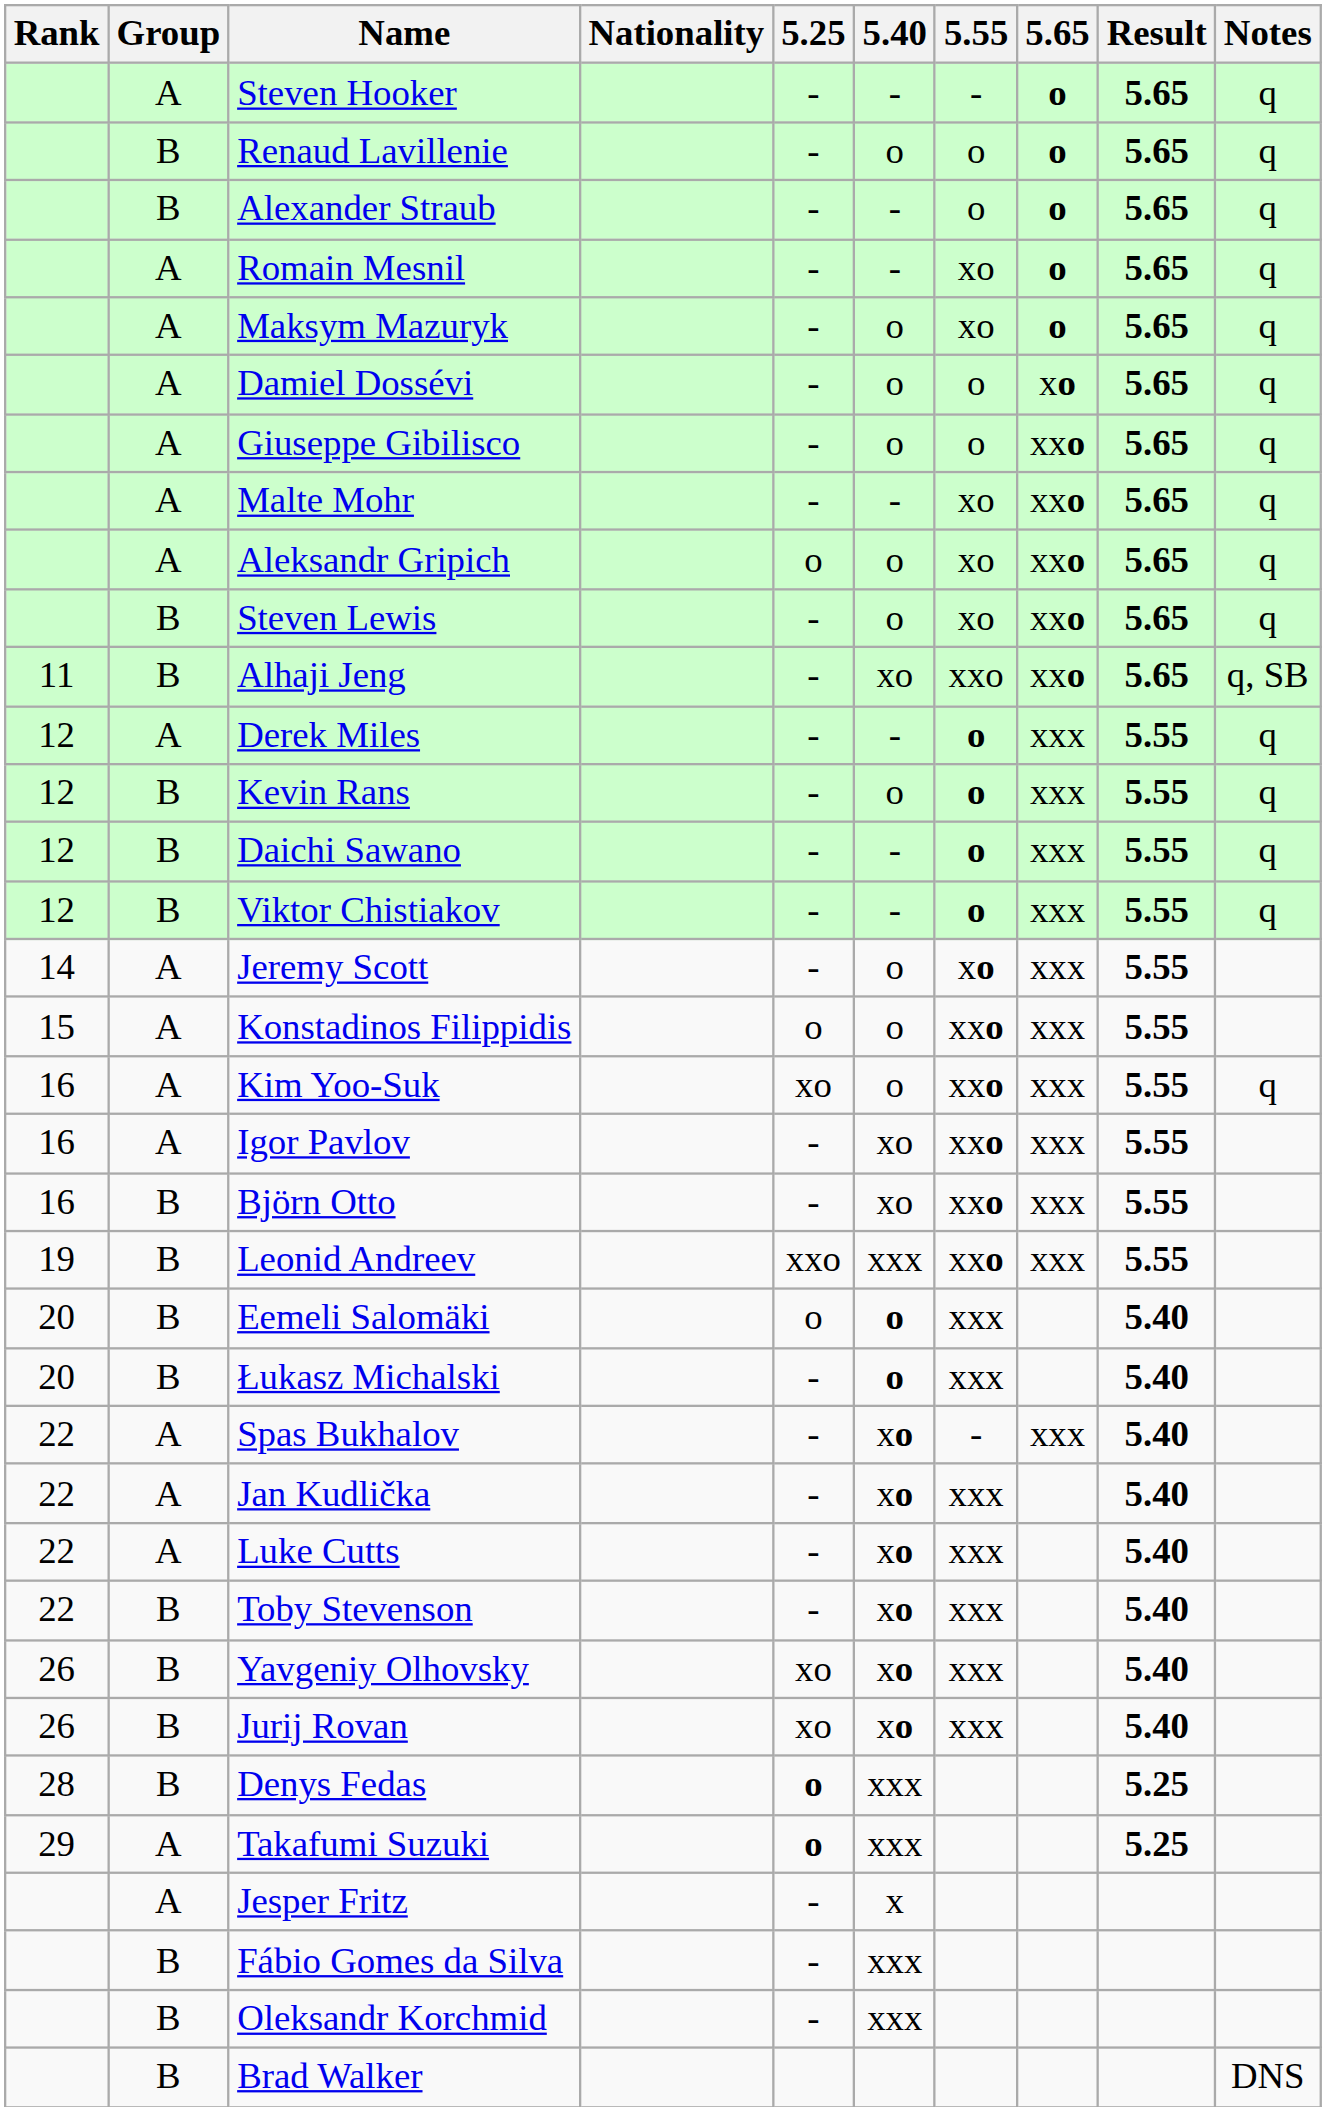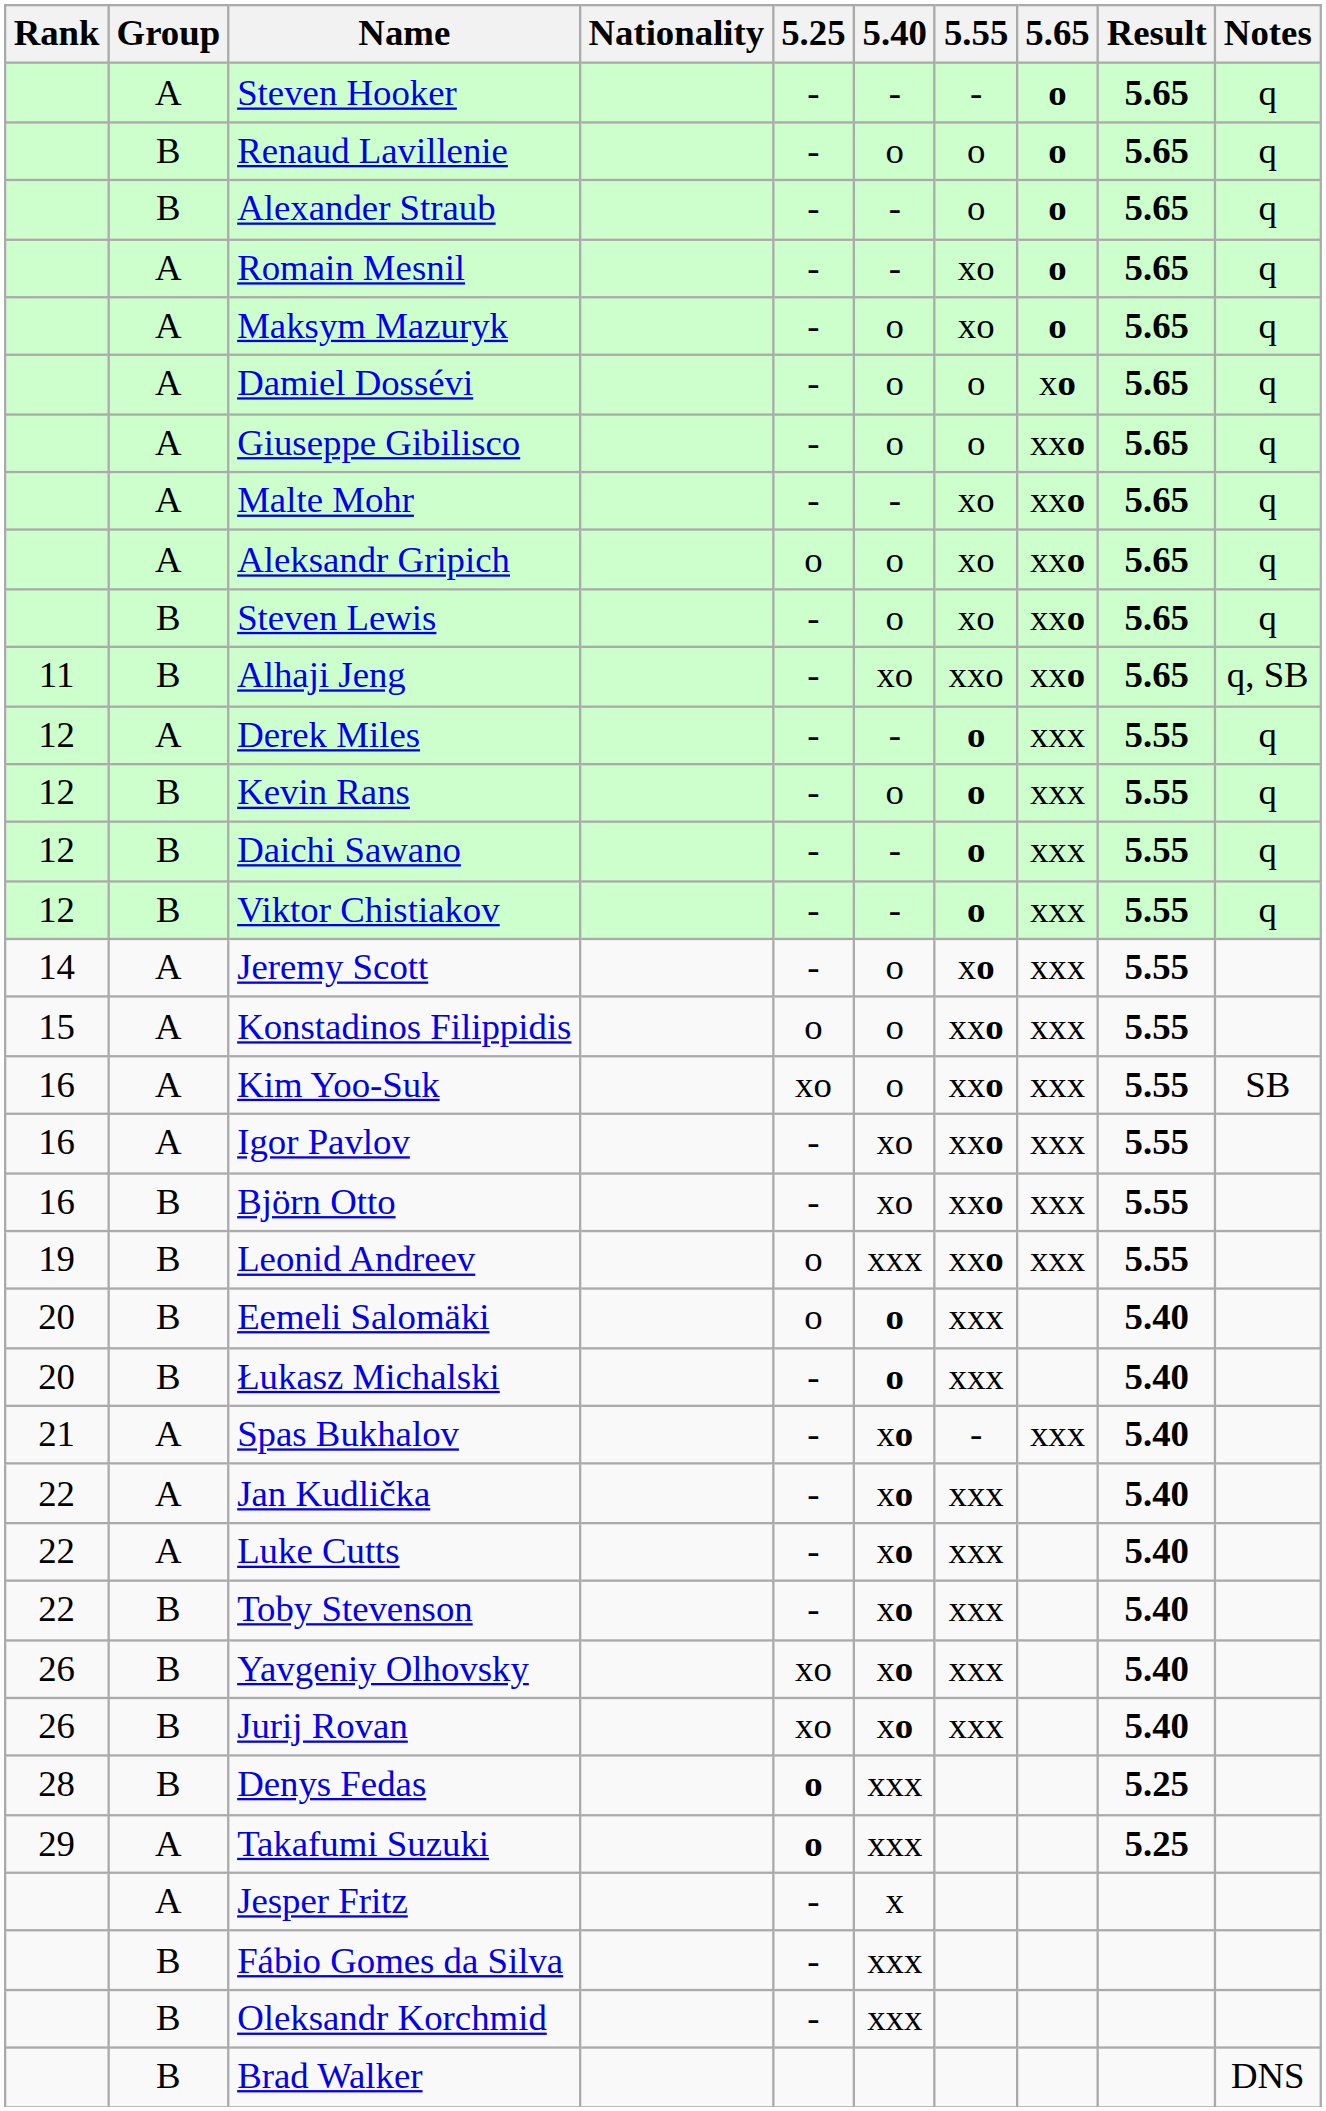(1268, 1084) q -> (1268, 1084) SB
(813, 1259) xxo -> (813, 1259) o
(57, 1434) 22 -> (57, 1434) 21
